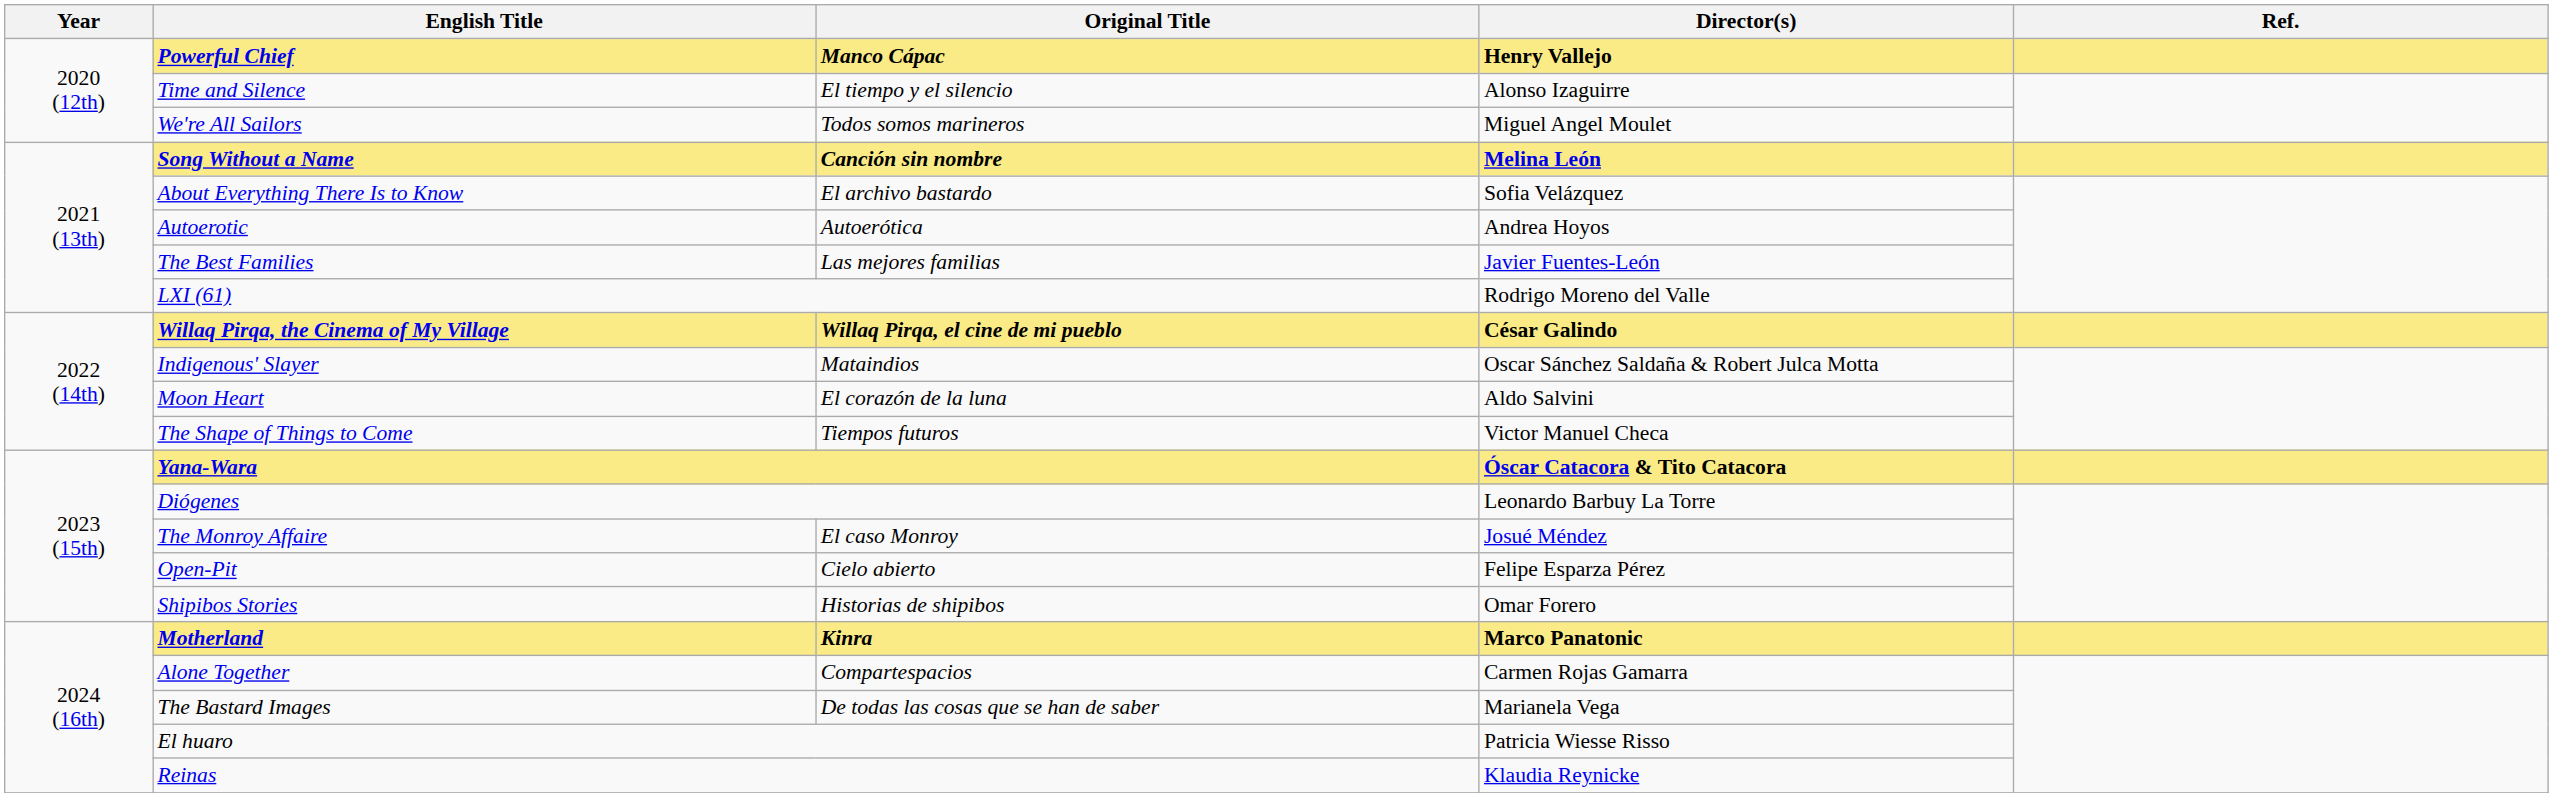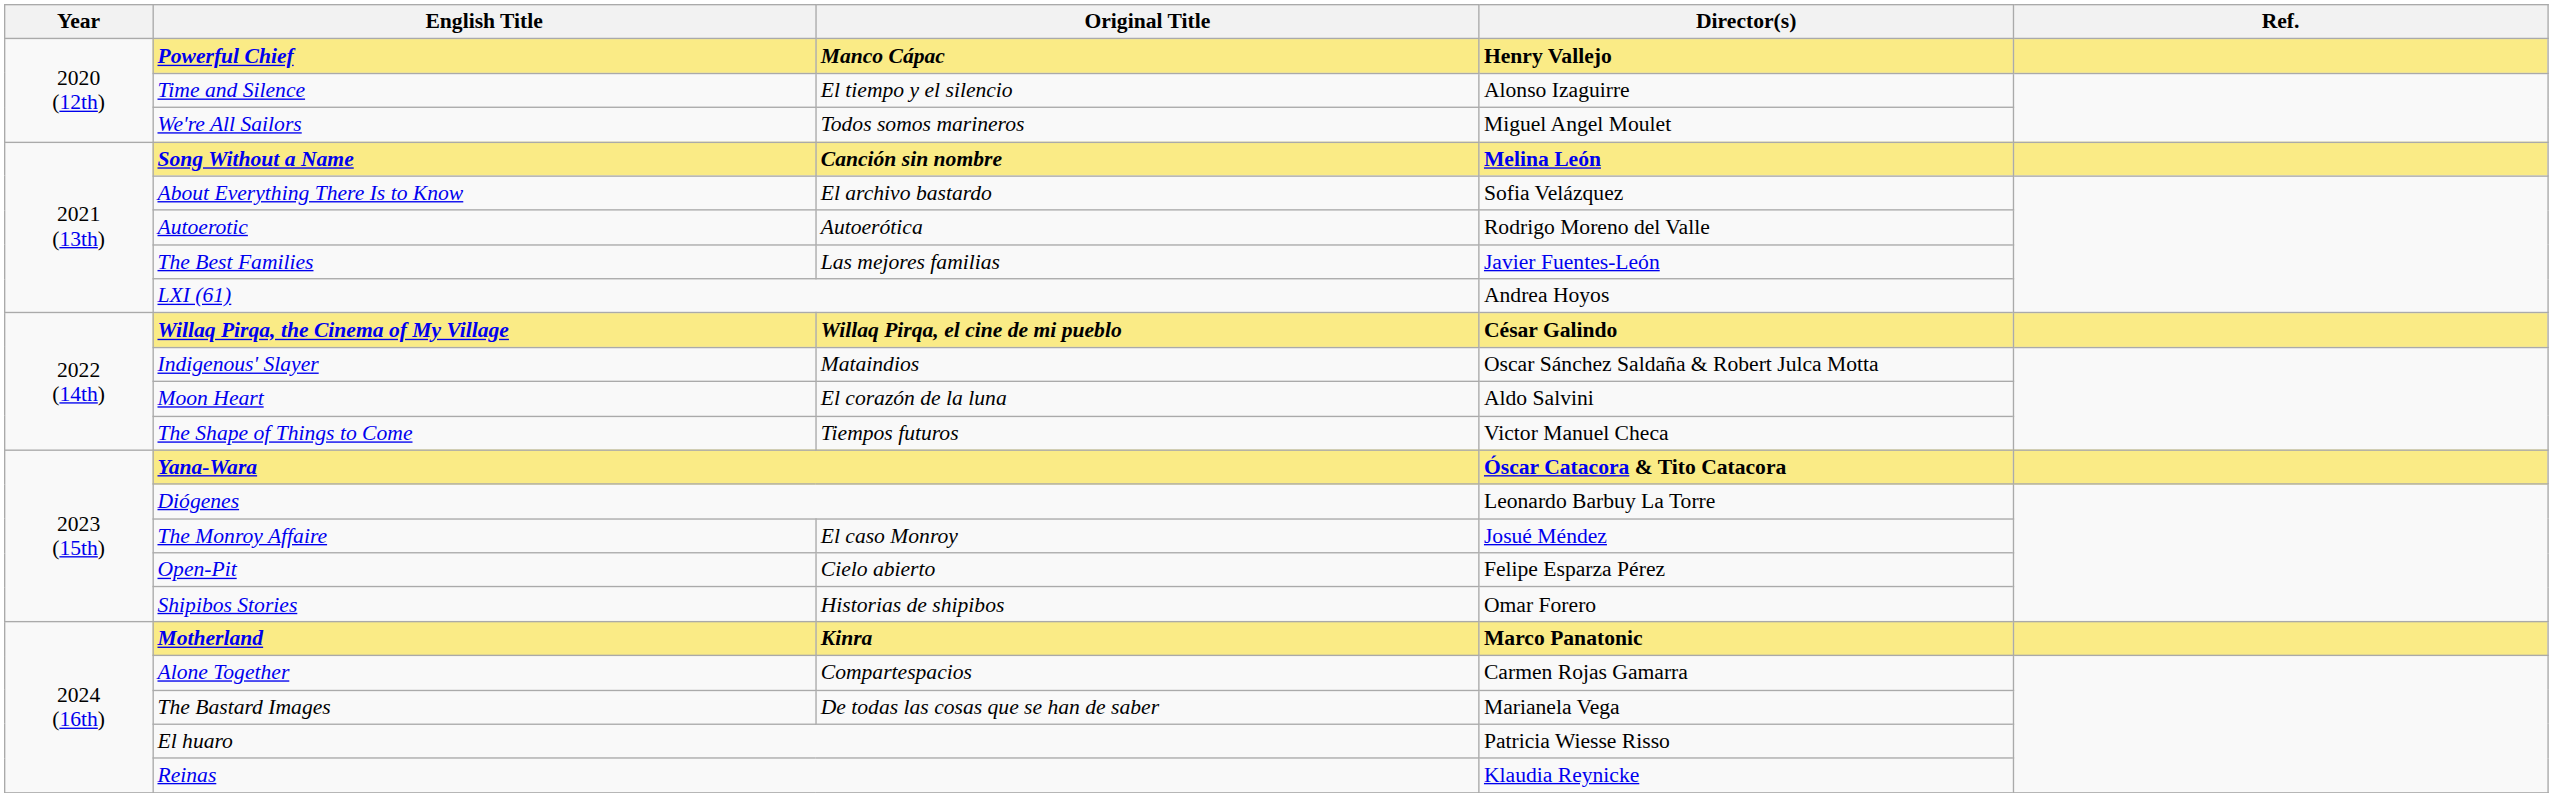(1547, 227) Andrea Hoyos -> (1597, 227) Rodrigo Moreno del Valle
(1597, 295) Rodrigo Moreno del Valle -> (1547, 295) Andrea Hoyos
